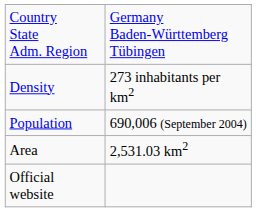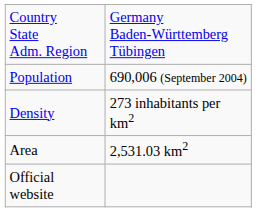rows swapped: (41, 122) <-> (32, 87)
